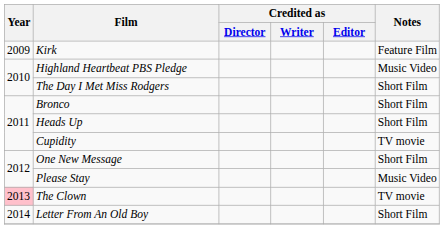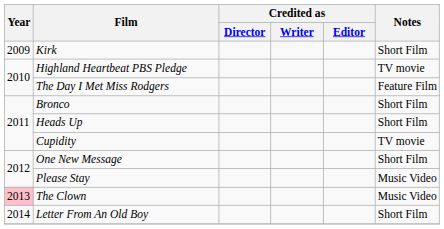(407, 50) Feature Film -> (403, 50) Short Film
(407, 68) Music Video -> (401, 68) TV movie
(403, 86) Short Film -> (407, 86) Feature Film
(401, 196) TV movie -> (407, 196) Music Video
